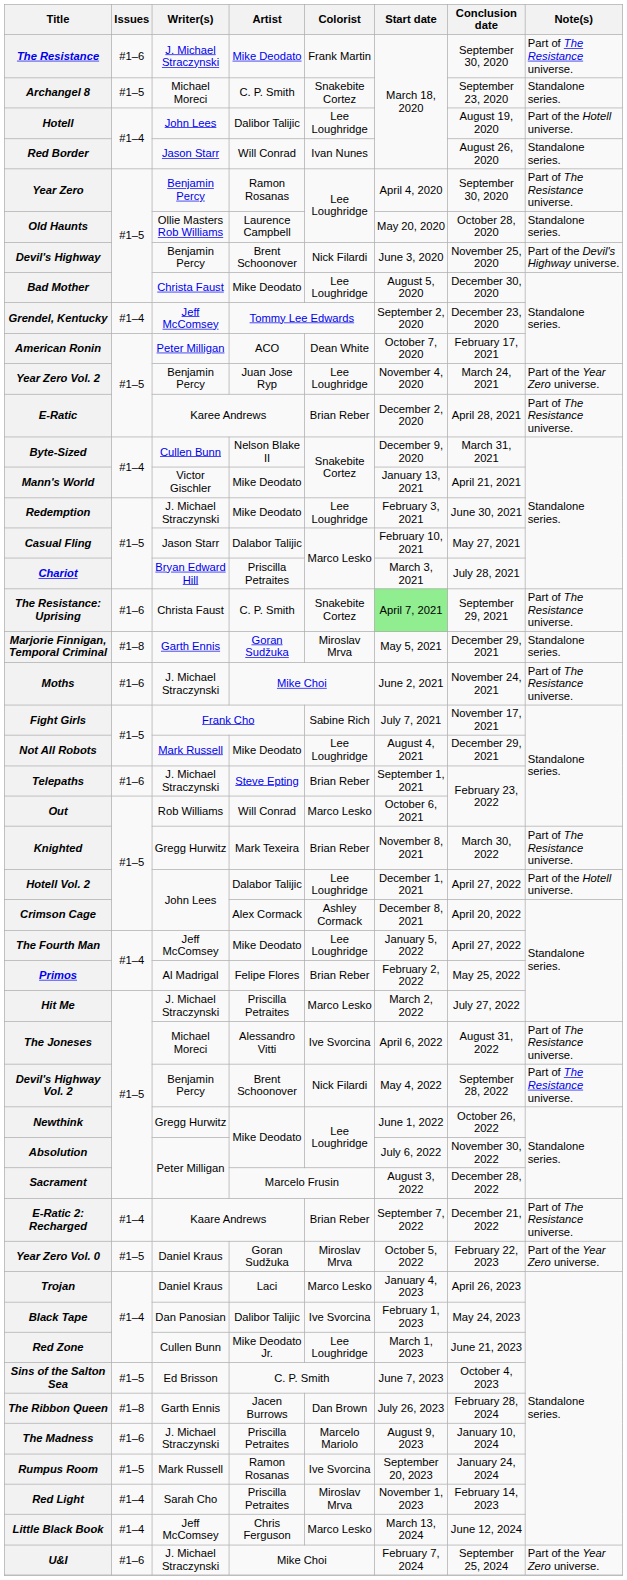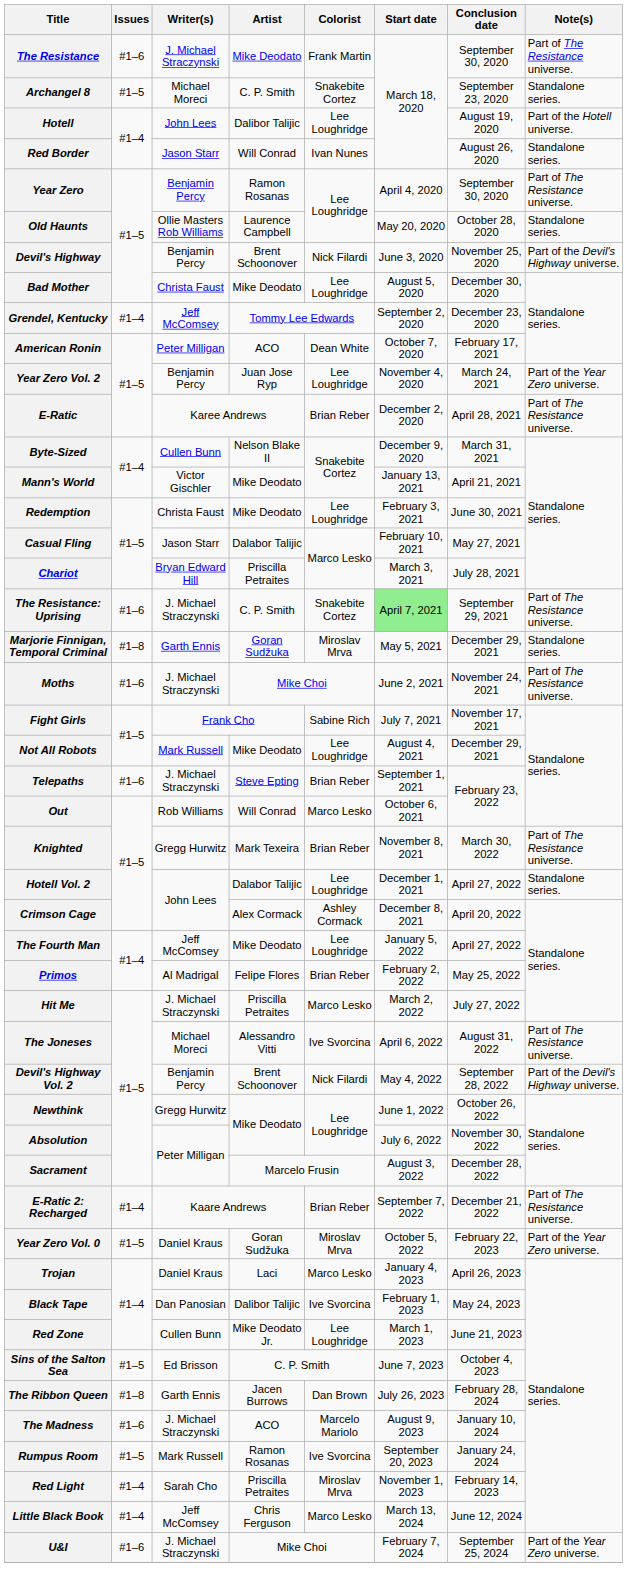(191, 512) J. Michael Straczynski -> (191, 512) Christa Faust
(191, 610) Christa Faust -> (191, 610) J. Michael Straczynski
(569, 884) Part of the Hotell universe. -> (556, 884) Standalone series.
(555, 1085) Part of The Resistance universe. -> (573, 1079) Part of the Devil's Highway universe.
(267, 1438) Priscilla Petraites -> (267, 1426) ACO
